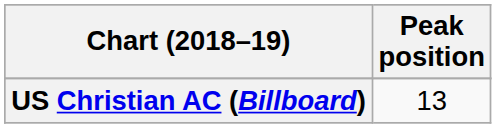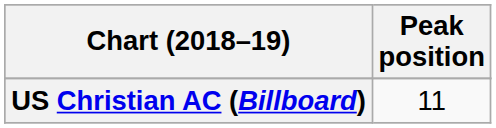(432, 100) 13 -> (432, 100) 11
